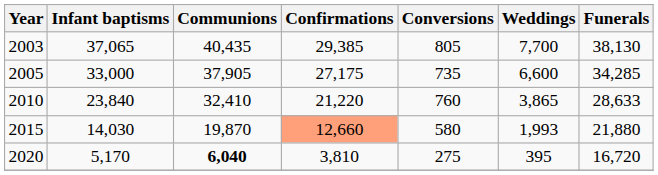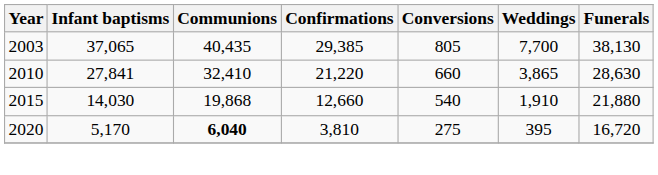- row: (26, 73)
(110, 101) 23,840 -> (110, 73) 27,841
(448, 101) 760 -> (448, 73) 660
(616, 101) 28,633 -> (616, 73) 28,630
(227, 128) 19,870 -> (227, 101) 19,868
(339, 128) lightsalmon background -> (339, 101) no background
(448, 128) 580 -> (448, 101) 540
(539, 128) 1,993 -> (539, 101) 1,910
